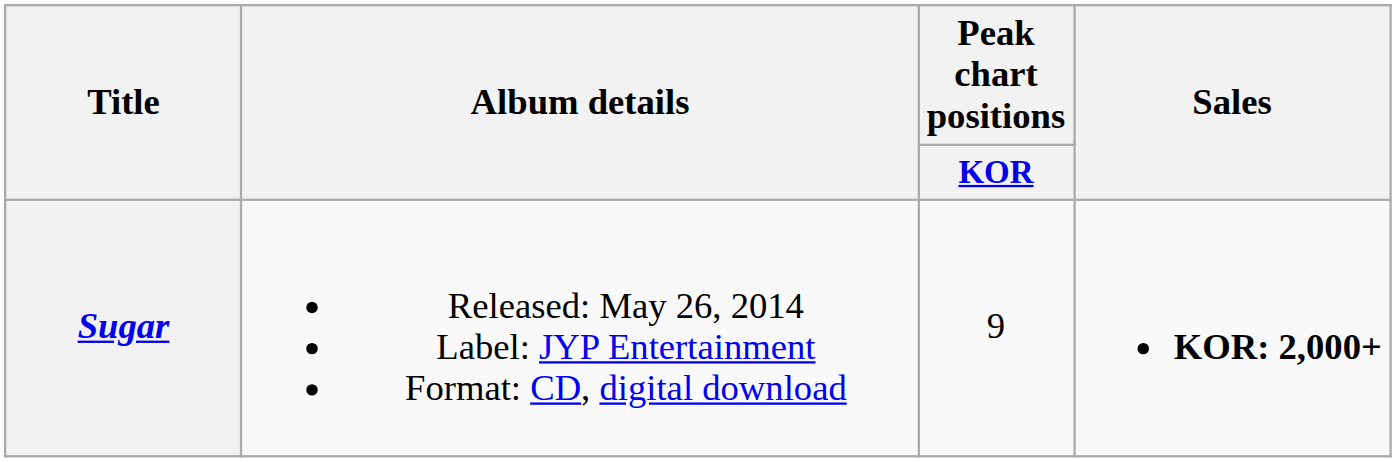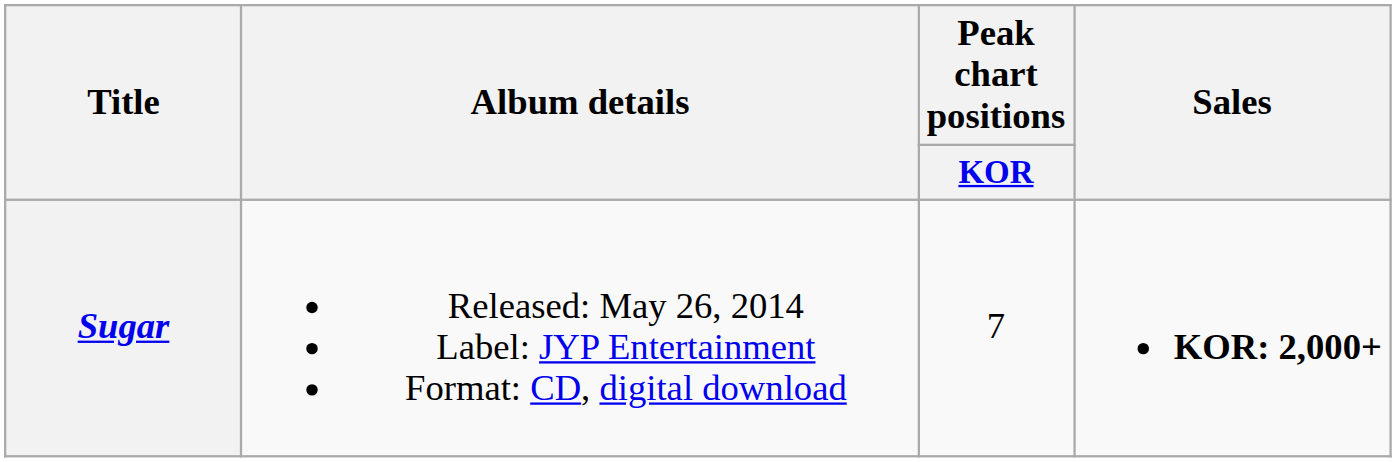(996, 326) 9 -> (996, 326) 7
